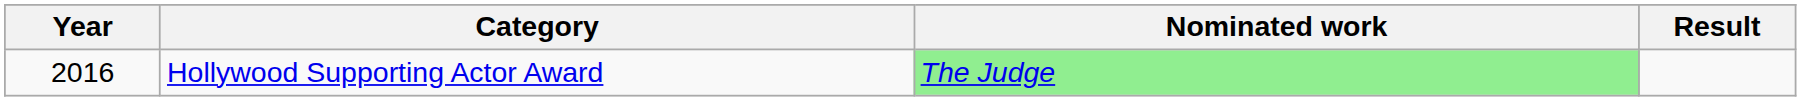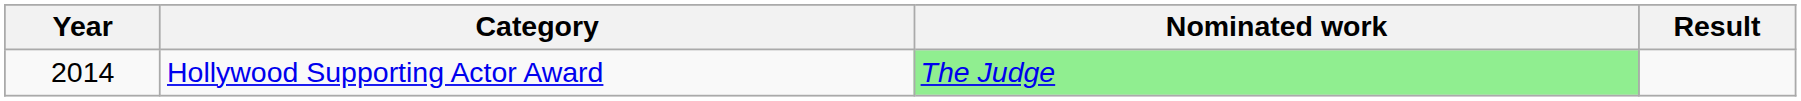(83, 72) 2016 -> (83, 72) 2014
